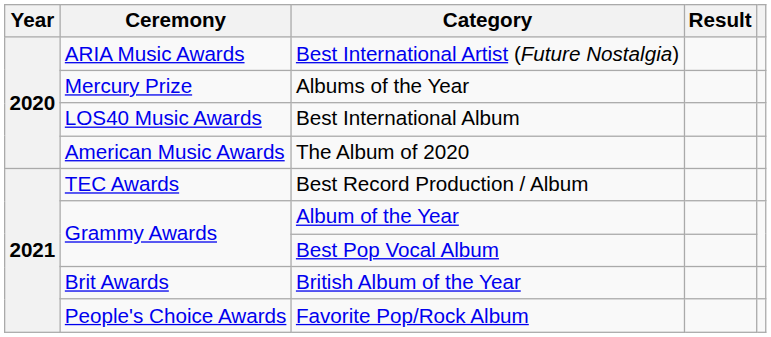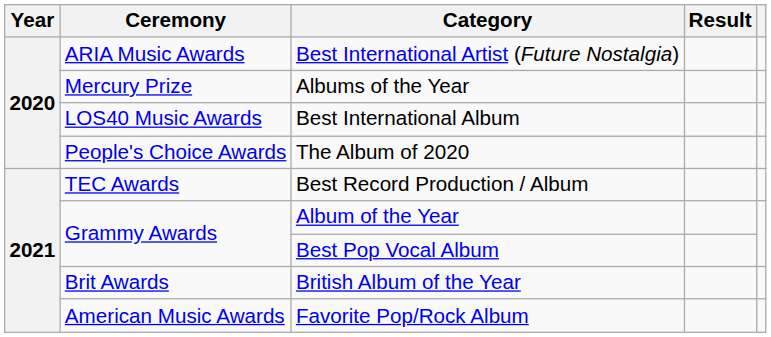(175, 151) American Music Awards -> (176, 151) People's Choice Awards
(176, 315) People's Choice Awards -> (175, 315) American Music Awards
